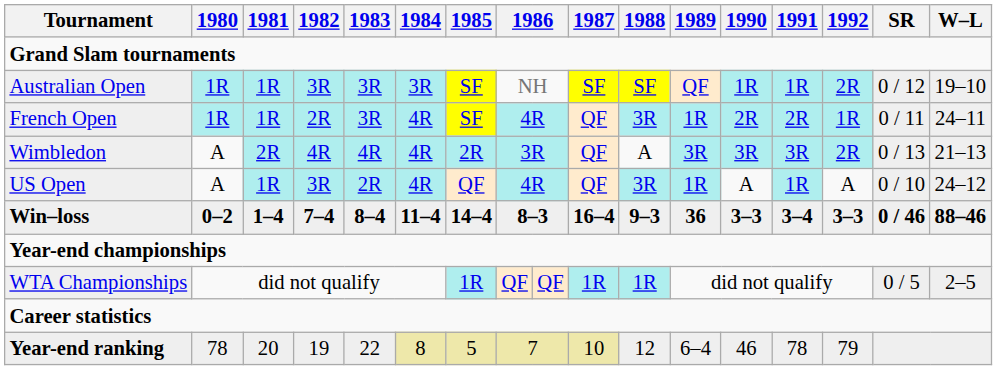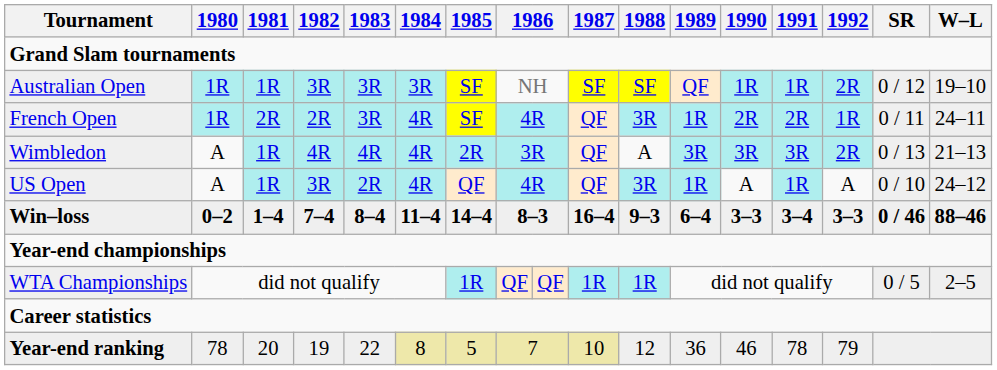(268, 119) 1R -> (268, 119) 2R
(268, 151) 2R -> (268, 151) 1R
(696, 217) 36 -> (696, 217) 6–4
(696, 348) 6–4 -> (696, 348) 36
